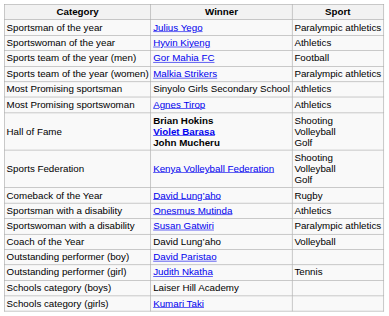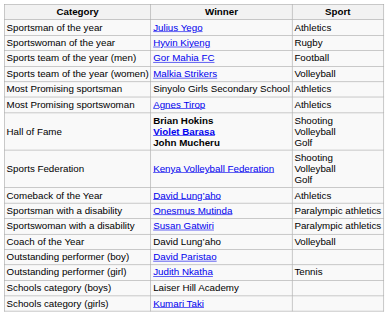(338, 27) Paralympic athletics -> (313, 27) Athletics
(313, 43) Athletics -> (308, 43) Rugby
(338, 74) Paralympic athletics -> (315, 74) Volleyball
(308, 195) Rugby -> (313, 195) Athletics
(313, 210) Athletics -> (338, 210) Paralympic athletics
